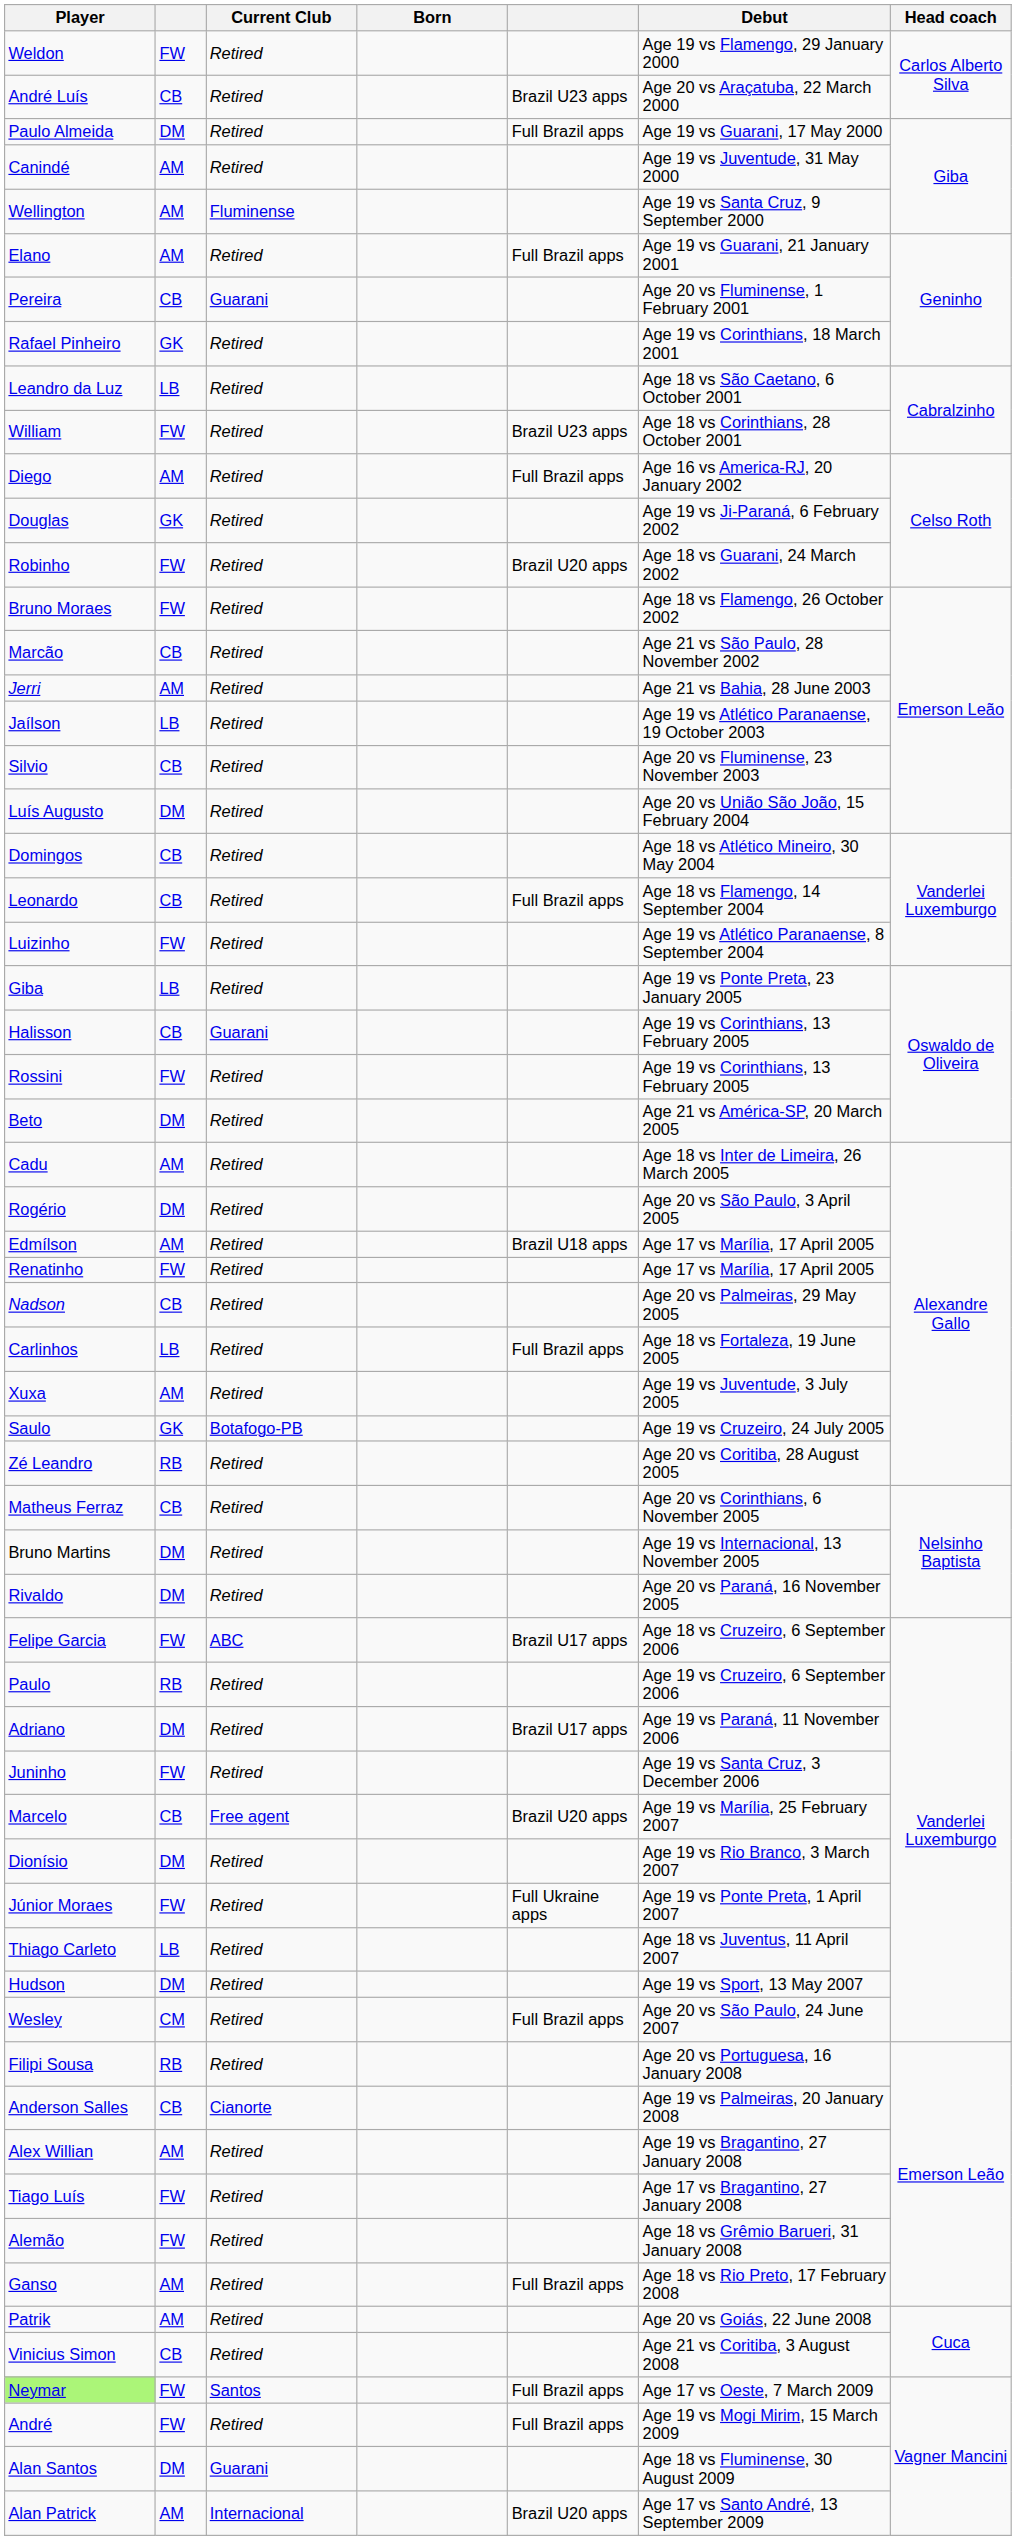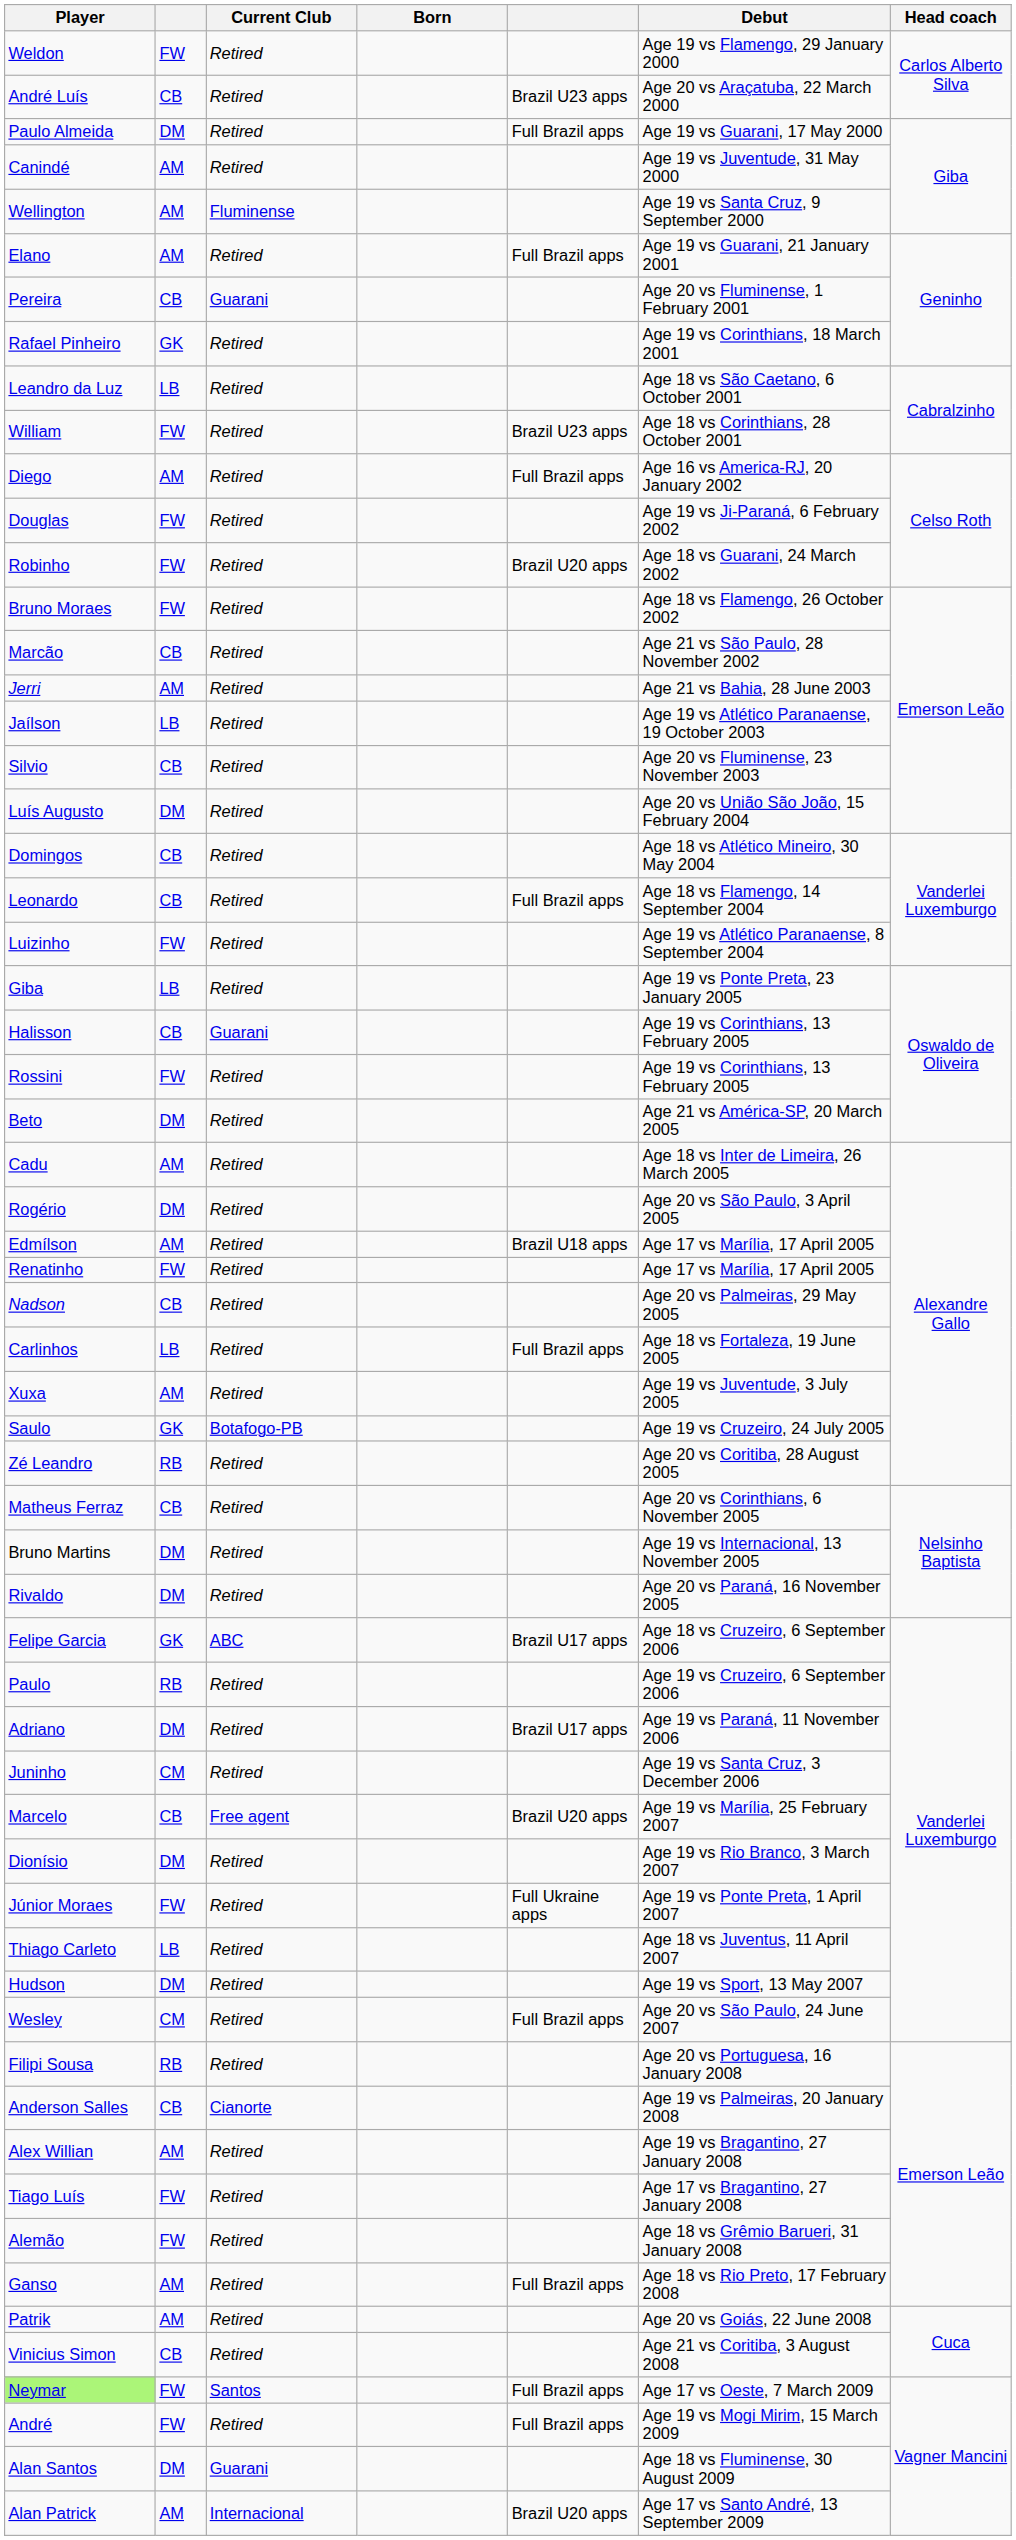(171, 521) GK -> (172, 521) FW
(172, 1640) FW -> (171, 1640) GK
(172, 1773) FW -> (172, 1773) CM
